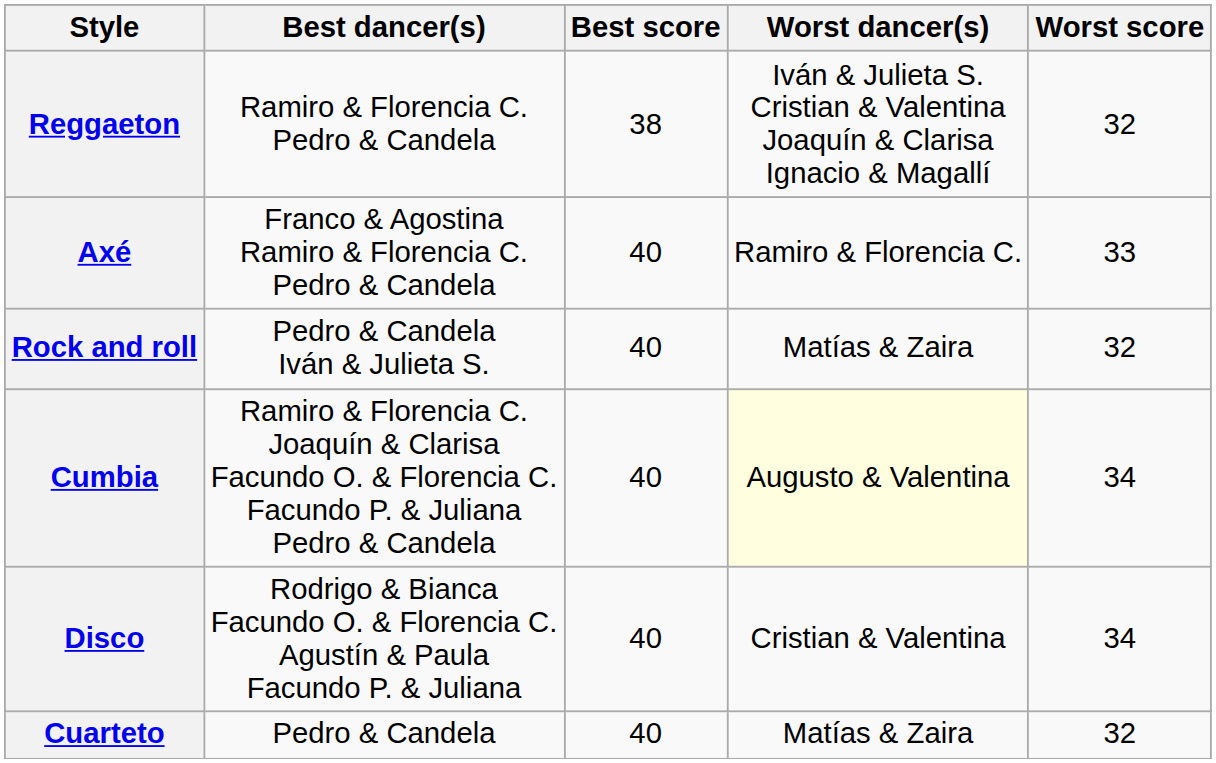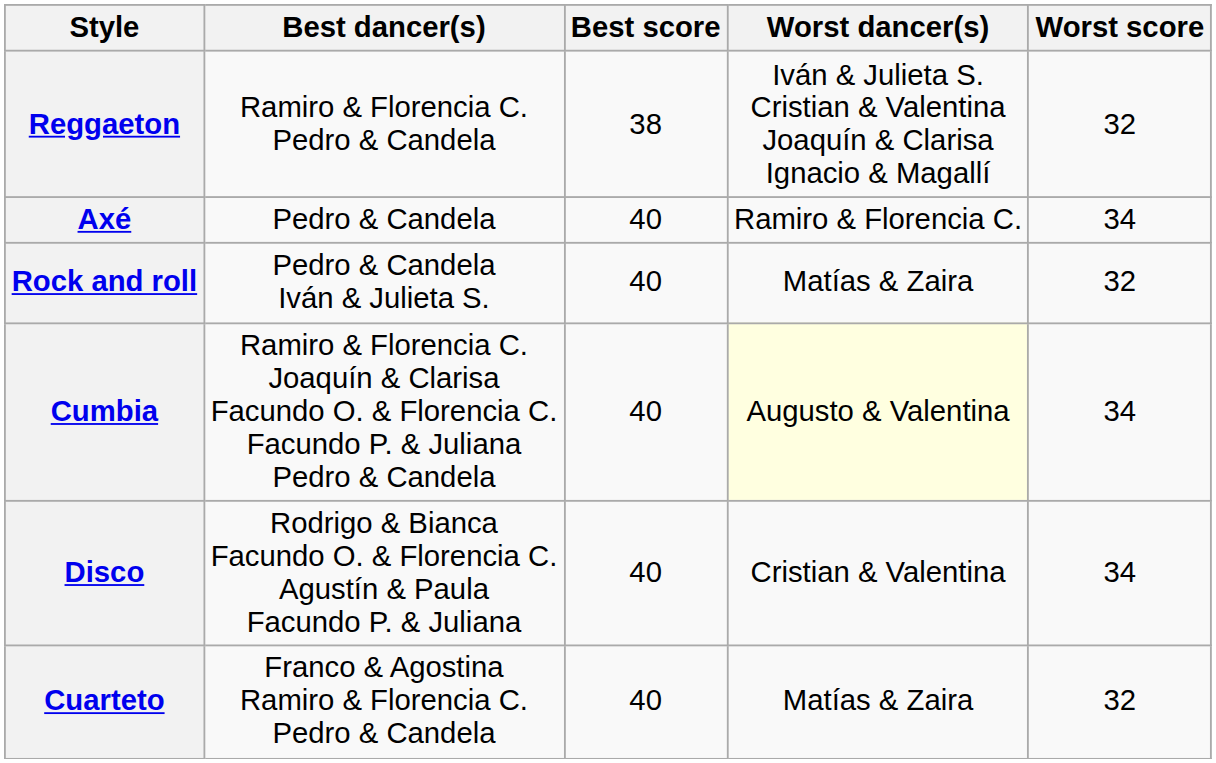(384, 252) Franco & Agostina Ramiro & Florencia C. Pedro & Candela -> (384, 219) Pedro & Candela
(1120, 252) 33 -> (1120, 219) 34
(384, 734) Pedro & Candela -> (384, 701) Franco & Agostina Ramiro & Florencia C. Pedro & Candela
